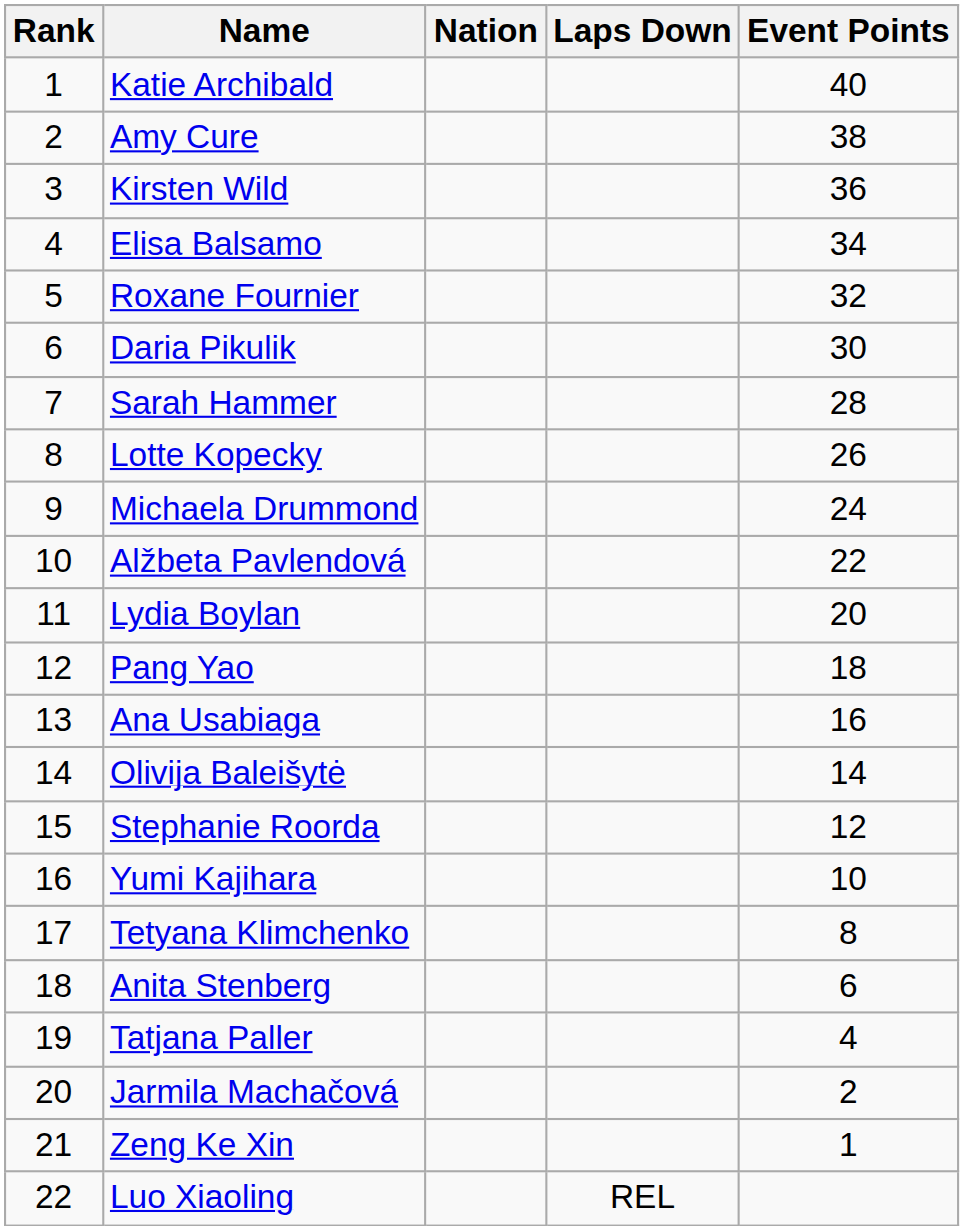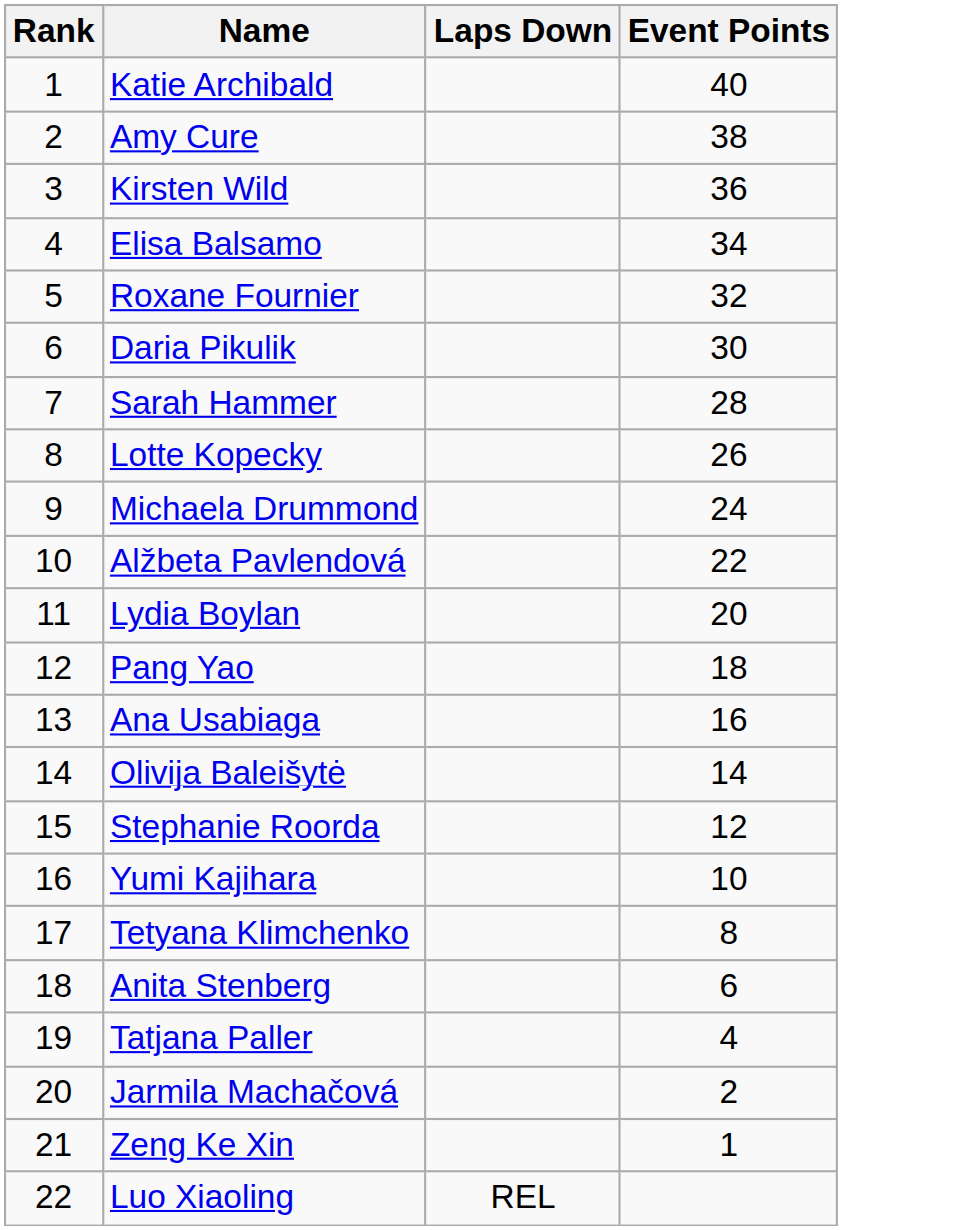- column: (486, 31)
